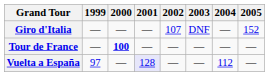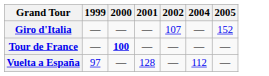- column: (199, 12)
(147, 63) lavender background -> (147, 63) no background
